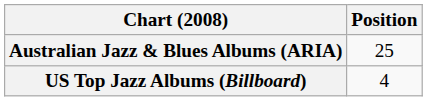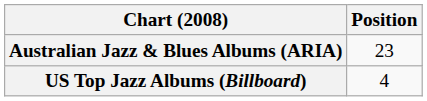(384, 50) 25 -> (384, 50) 23
